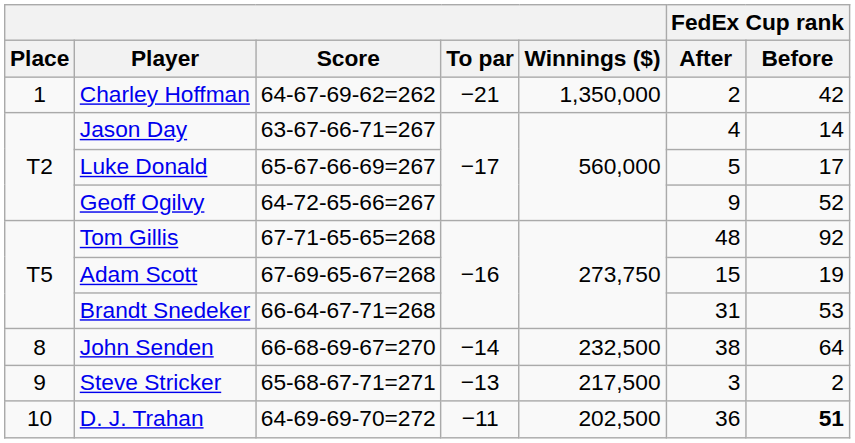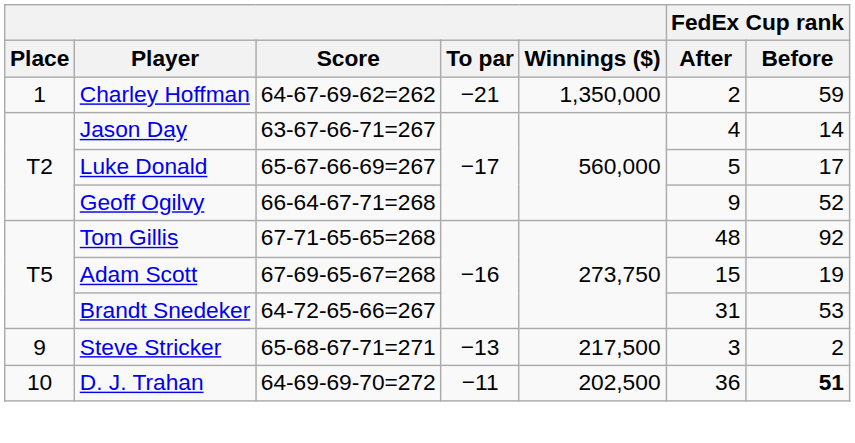(831, 94) 42 -> (831, 94) 59
(348, 202) 64-72-65-66=267 -> (348, 202) 66-64-67-71=268
(348, 310) 66-64-67-71=268 -> (348, 310) 64-72-65-66=267
- row: (147, 346)
